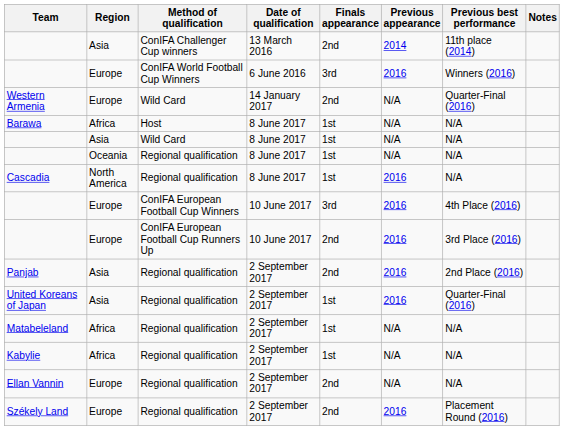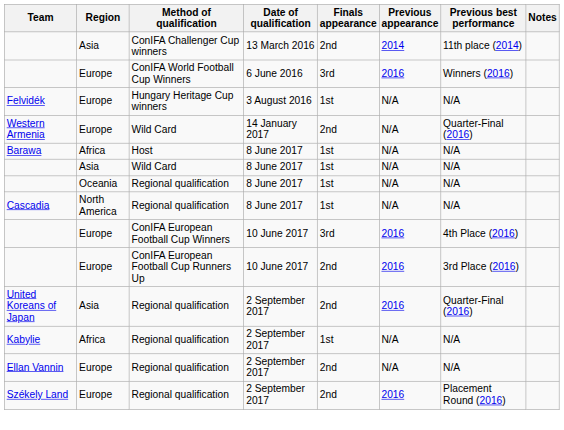+ row: (26, 101)
(395, 178) 2016 -> (390, 205) N/A
- row: (23, 272)
(329, 300) 1st -> (328, 306) 2nd
- row: (37, 328)
